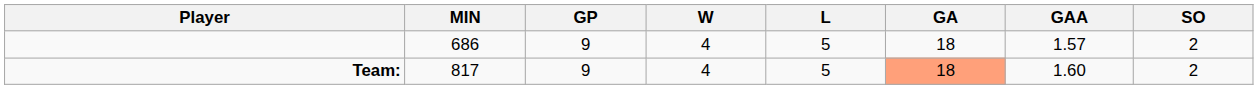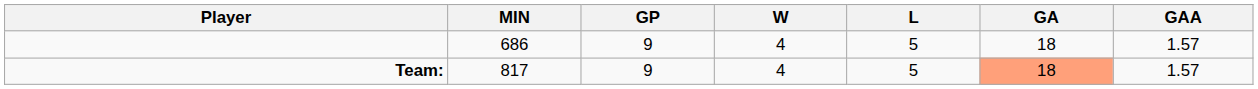- column: (1193, 17)
(1069, 71) 1.60 -> (1183, 71) 1.57
